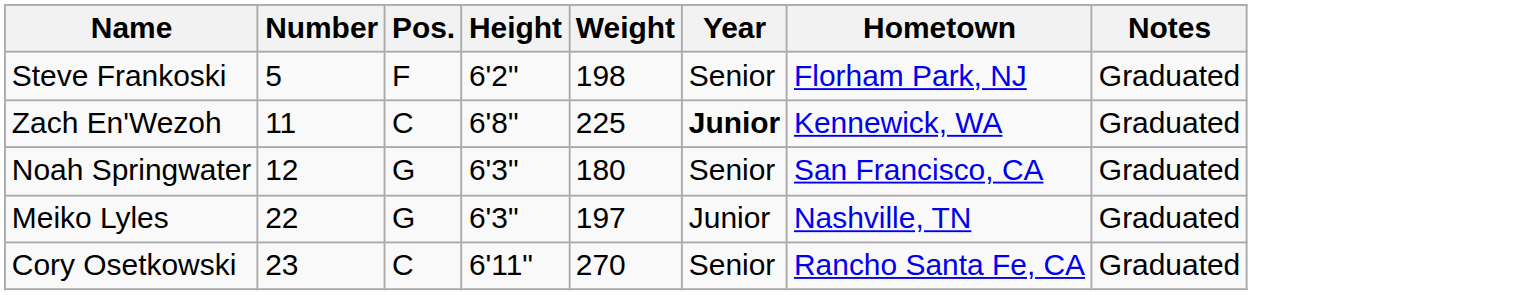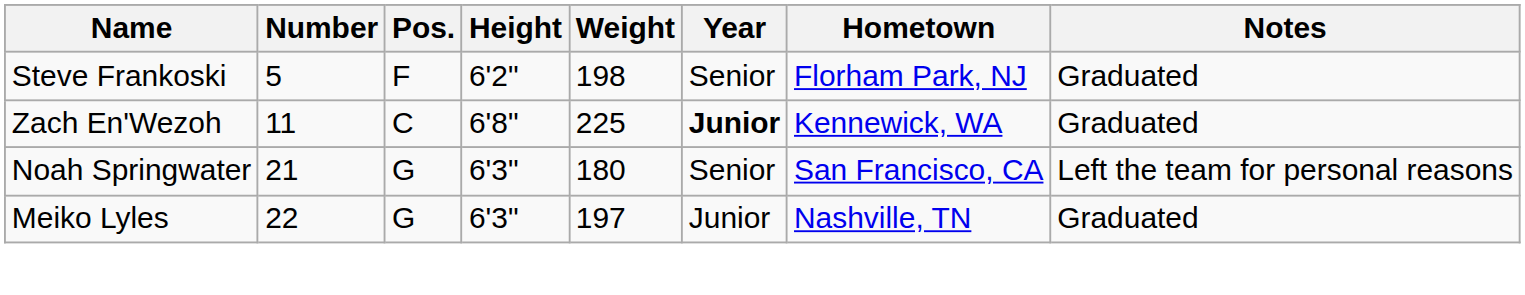(282, 170) 12 -> (282, 170) 21
(1170, 170) Graduated -> (1285, 170) Left the team for personal reasons
- row: (124, 265)
